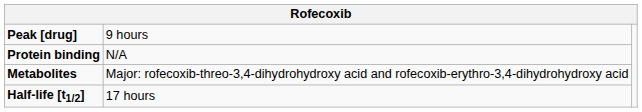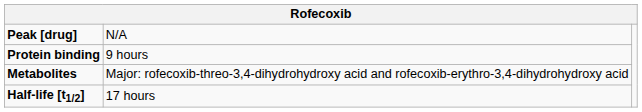(127, 34) 9 hours -> (116, 34) N/A
(116, 54) N/A -> (127, 54) 9 hours
